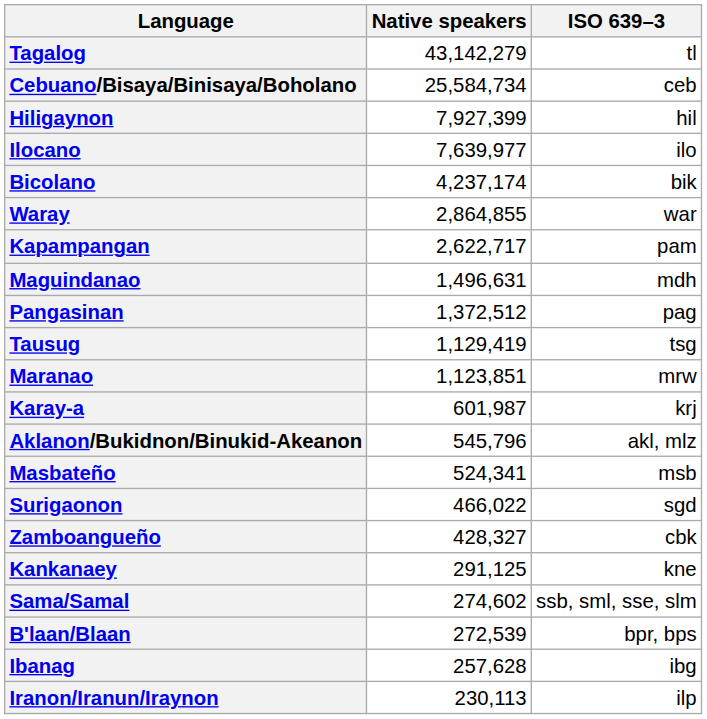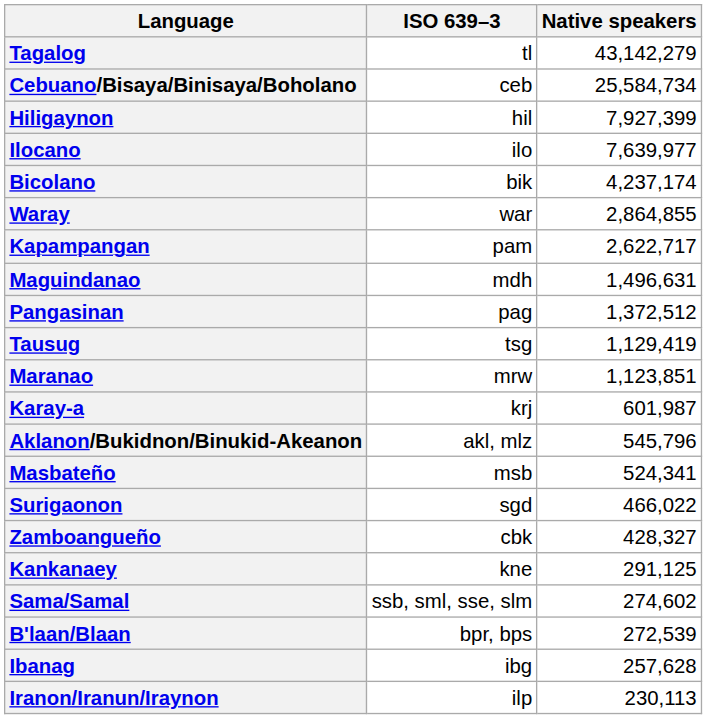columns swapped: (616, 21) <-> (449, 21)
